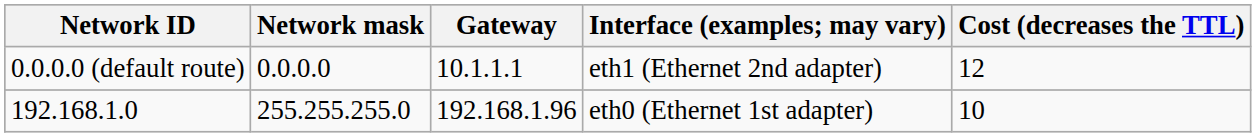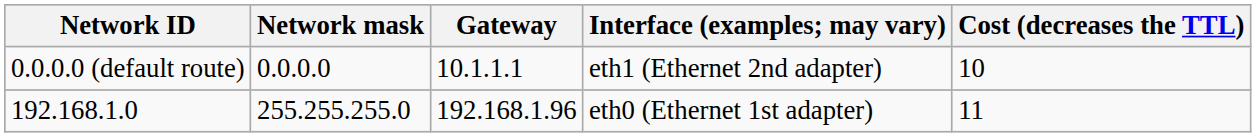(972, 68) 12 -> (972, 68) 10
(972, 110) 10 -> (971, 110) 11
